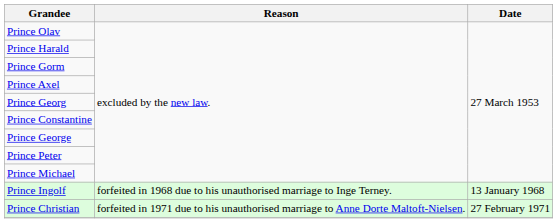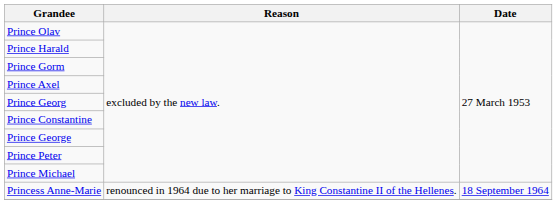+ row: (54, 191)
- row: (36, 191)
- row: (43, 208)
